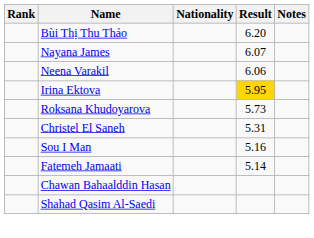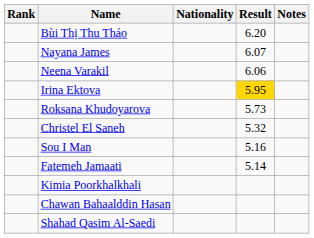(255, 128) 5.31 -> (255, 128) 5.32
+ row: (91, 185)
